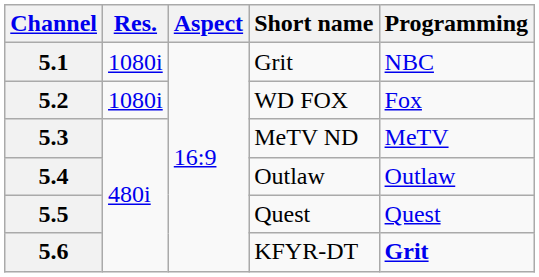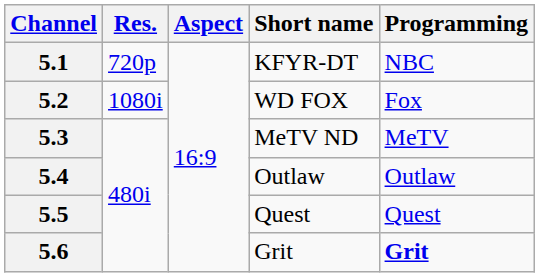(135, 61) 1080i -> (132, 61) 720p
(274, 61) Grit -> (306, 61) KFYR-DT
(306, 251) KFYR-DT -> (274, 251) Grit
